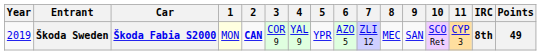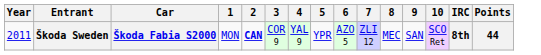- column: (461, 13)
(19, 35) 2019 -> (19, 35) 2011
(230, 35) lightyellow background -> (230, 35) no background
(516, 35) 49 -> (493, 35) 44
